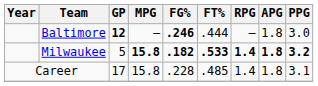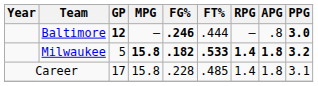(272, 34) 1.8 -> (276, 34) .8
(299, 34) normal -> (299, 34) bold
